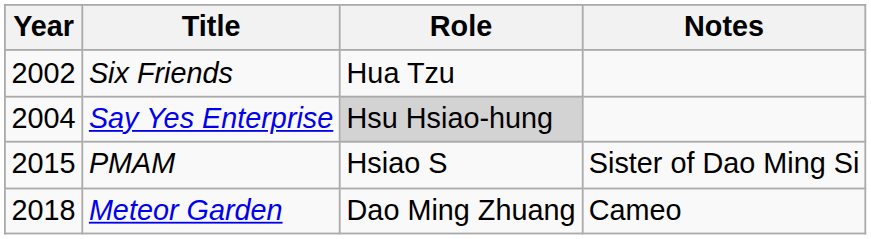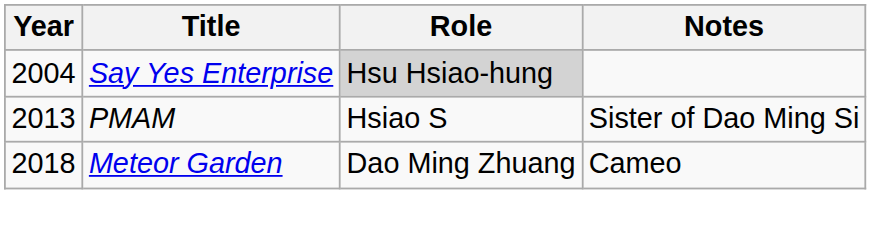- row: (161, 73)
(44, 164) 2015 -> (44, 118) 2013
